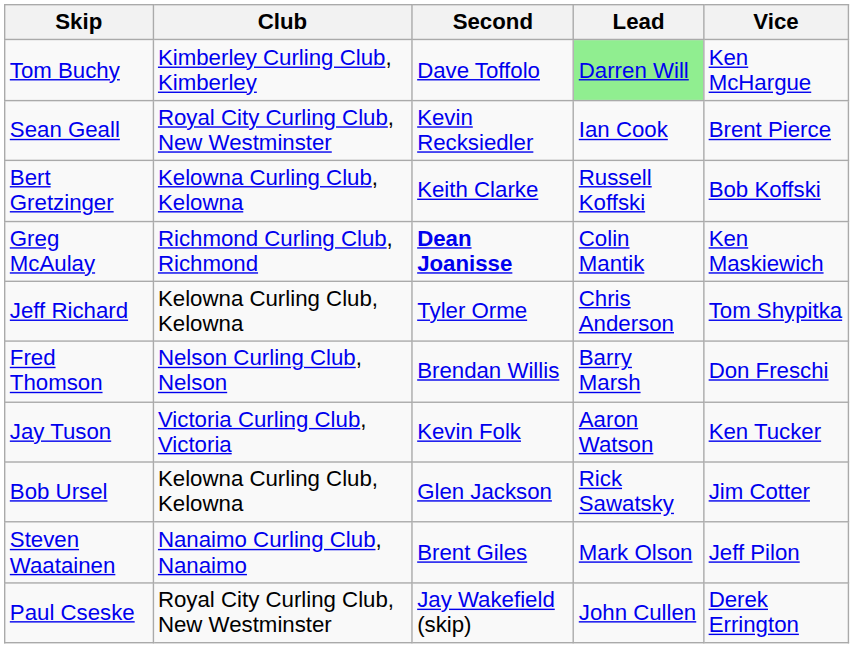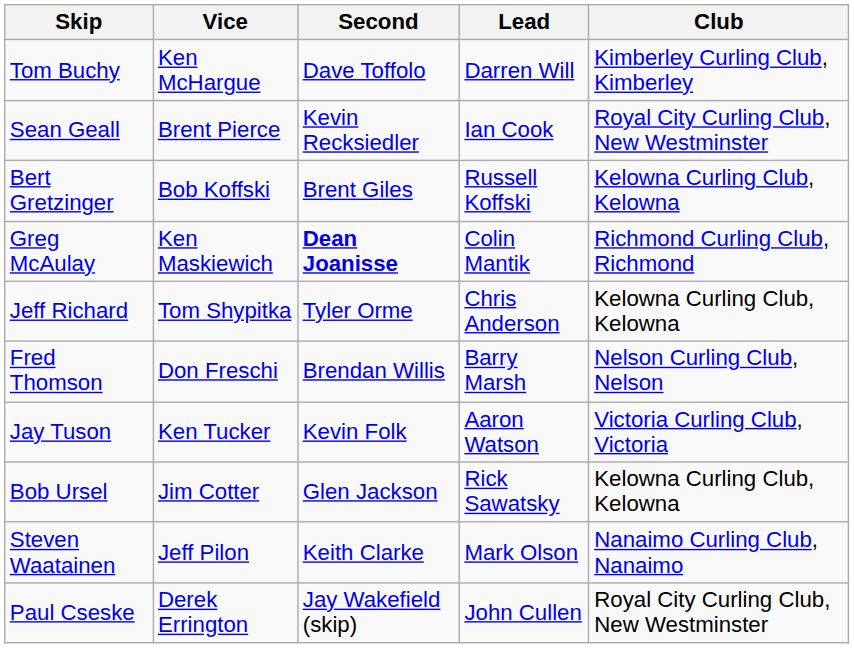columns swapped: (776, 22) <-> (282, 22)
(634, 69) lightgreen background -> (519, 69) no background
(478, 190) Keith Clarke -> (358, 190) Brent Giles
(472, 552) Brent Giles -> (363, 552) Keith Clarke
